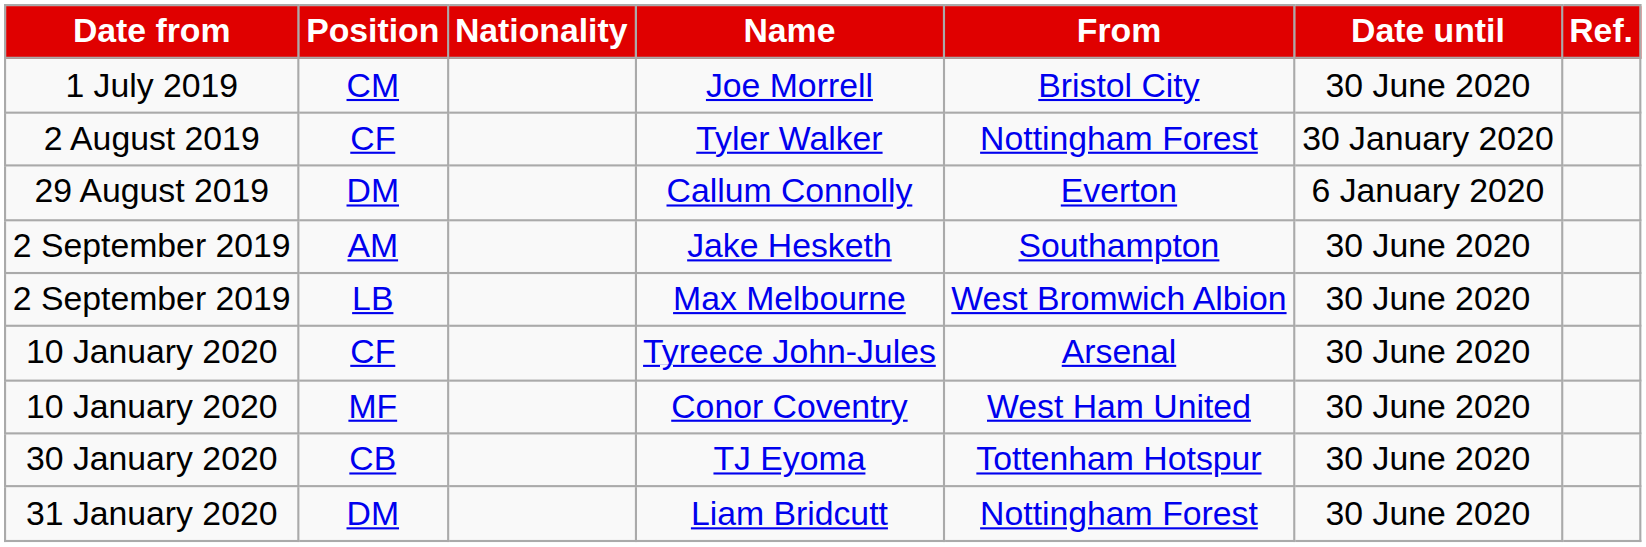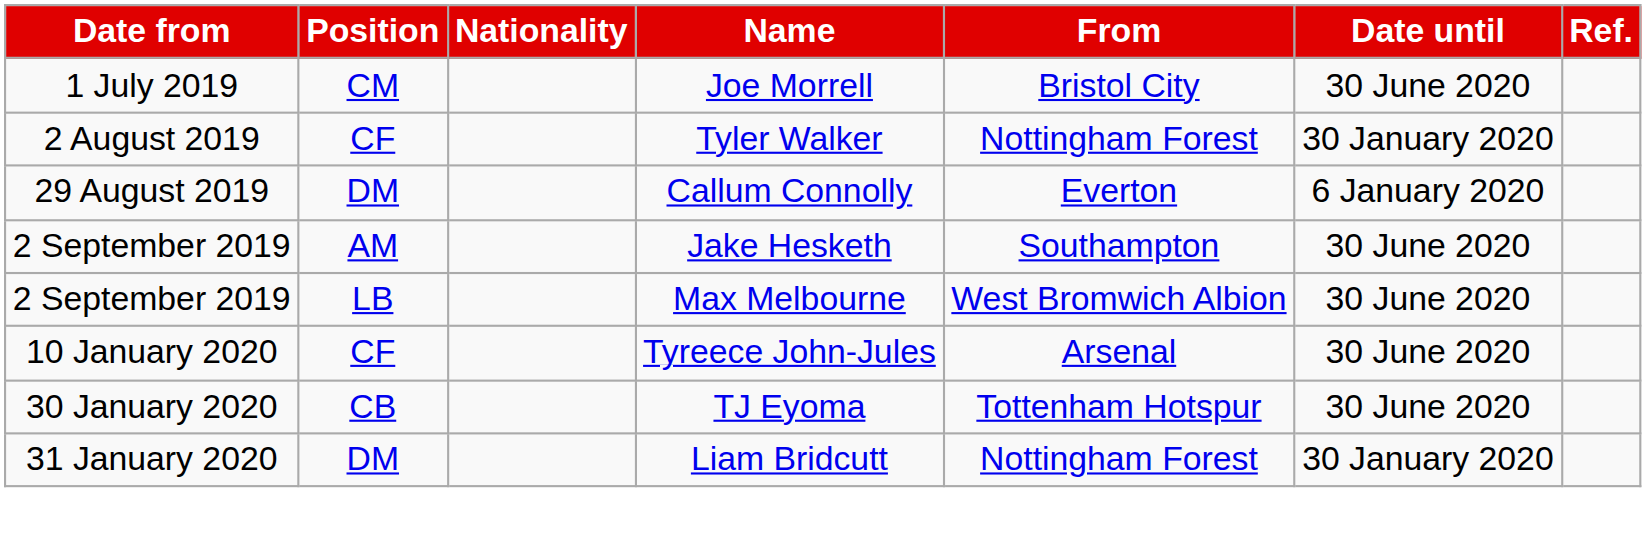- row: (789, 406)
(1428, 513) 30 June 2020 -> (1428, 459) 30 January 2020
